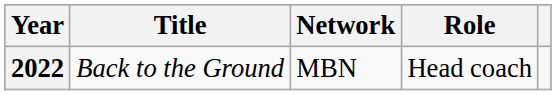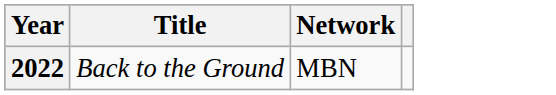- column: (470, 25)
